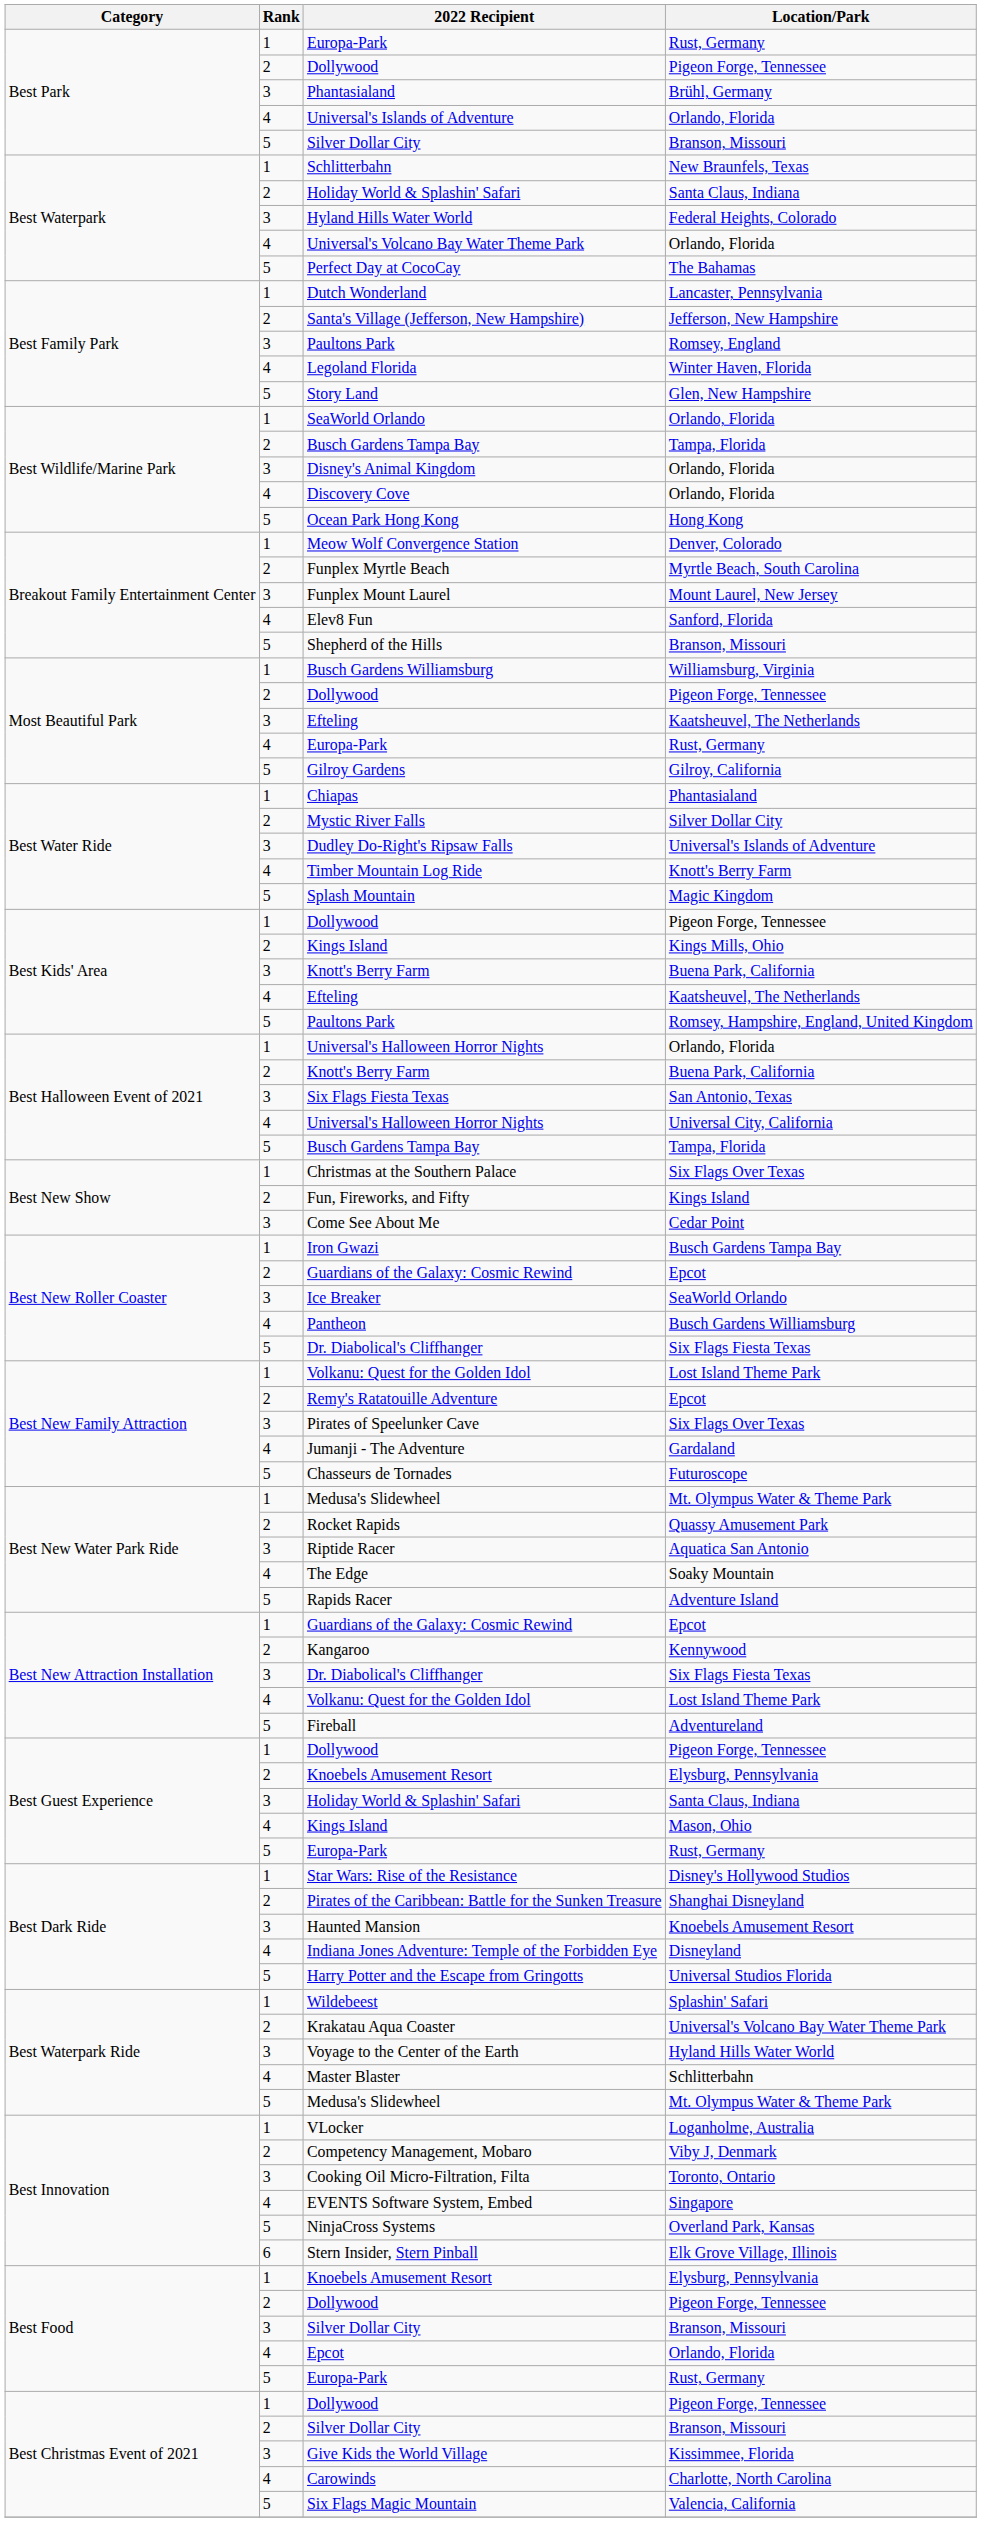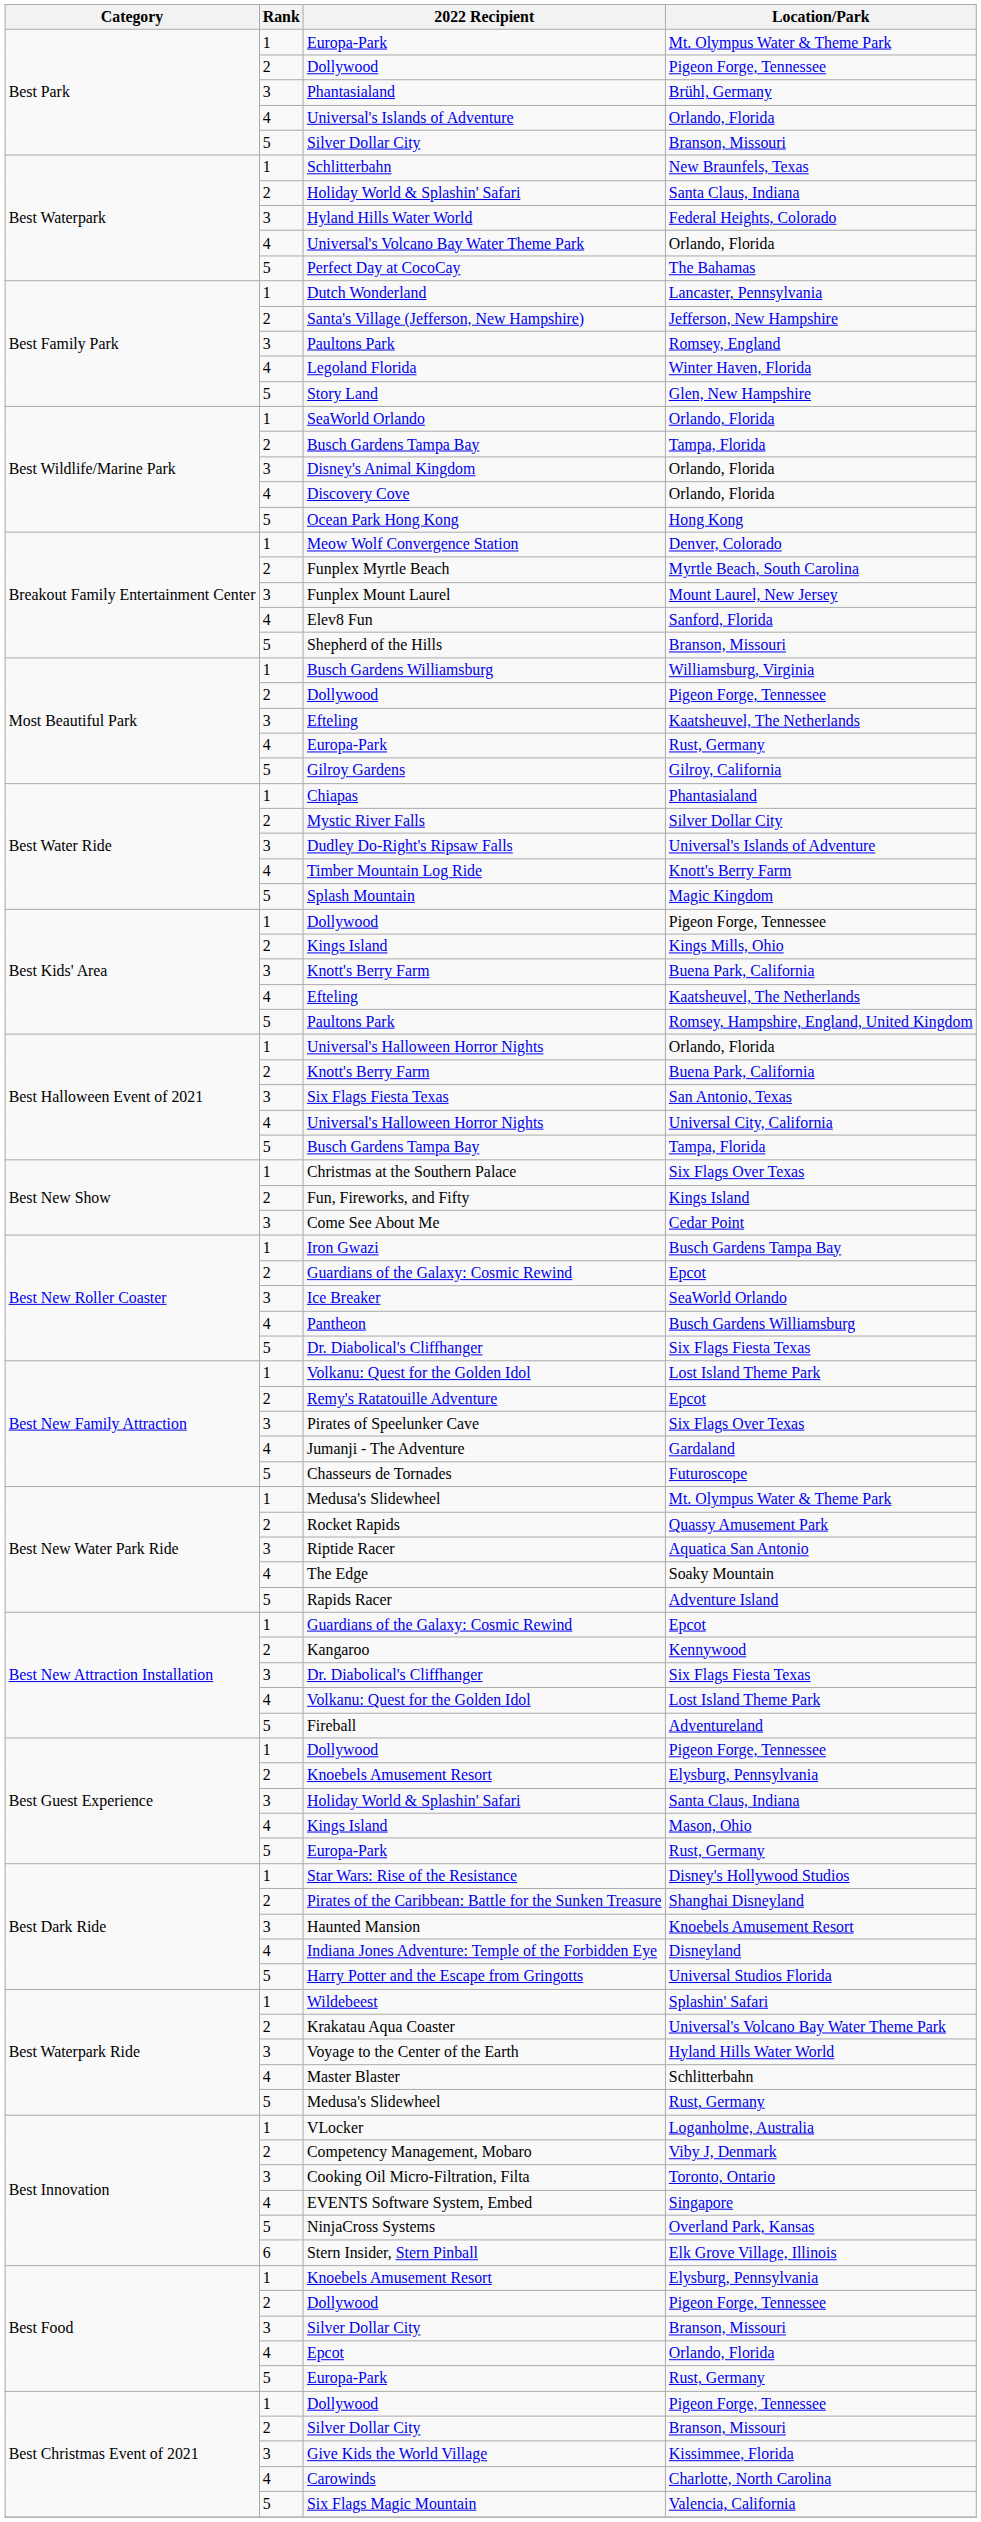(717, 42) Rust, Germany -> (780, 42) Mt. Olympus Water & Theme Park
(780, 2102) Mt. Olympus Water & Theme Park -> (717, 2102) Rust, Germany
